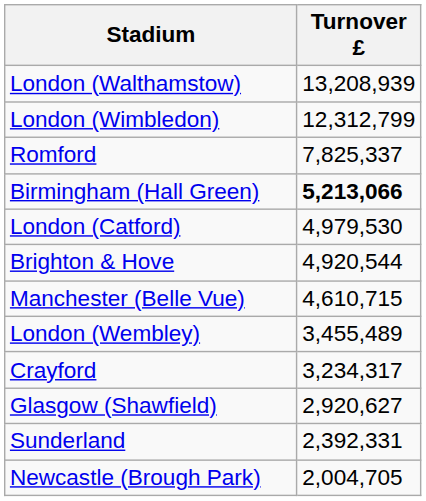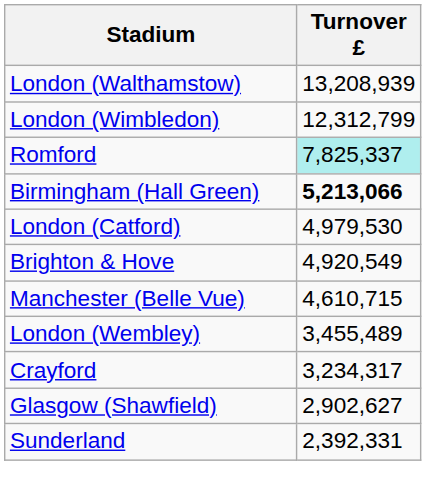(352, 155) no background -> (352, 155) paleturquoise background
(352, 262) 4,920,544 -> (352, 262) 4,920,549
(352, 405) 2,920,627 -> (352, 405) 2,902,627
- row: (135, 477)
